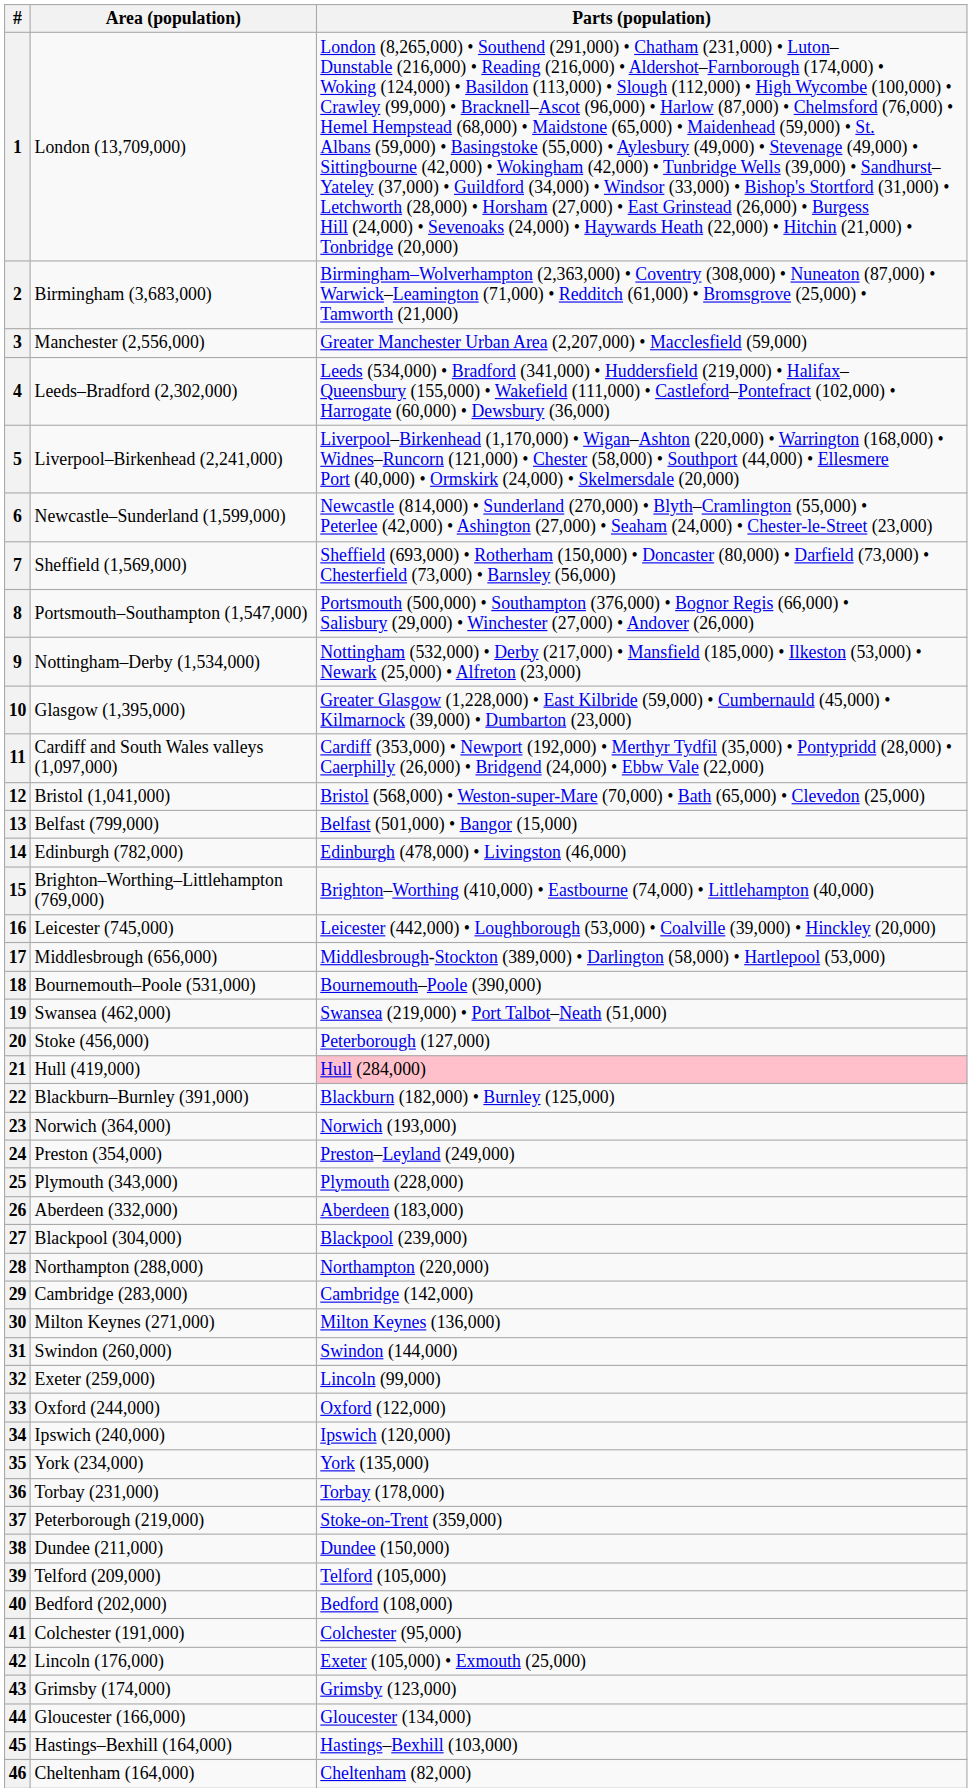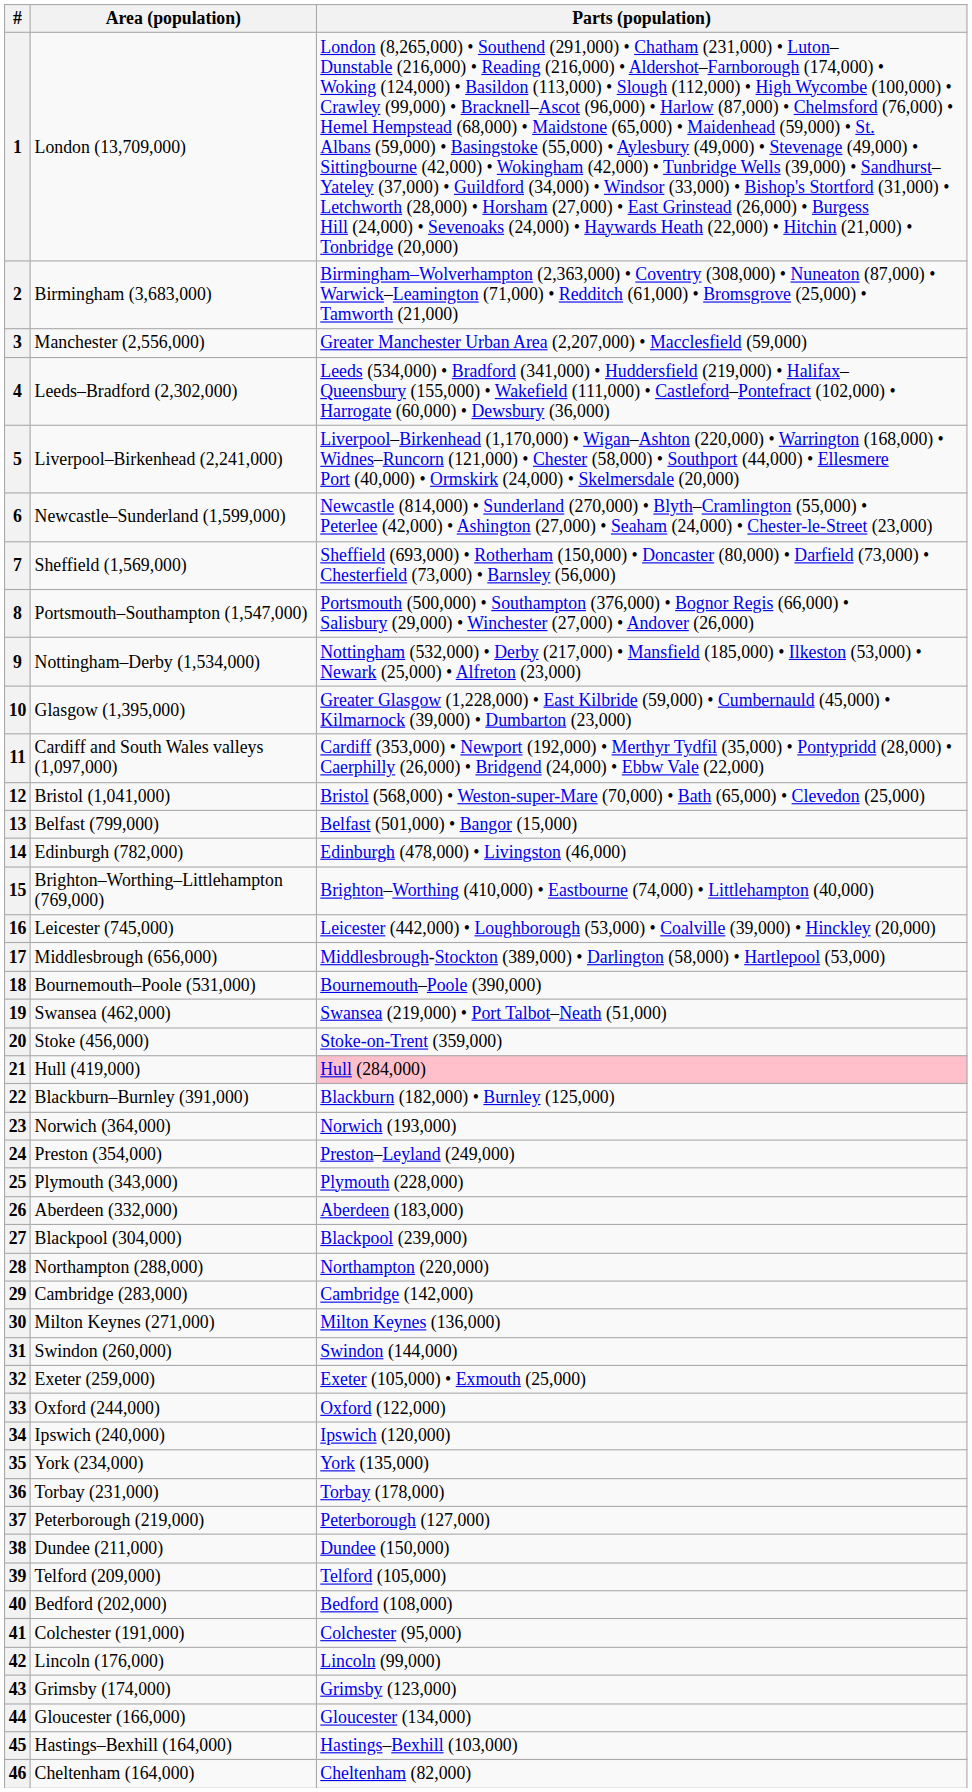(405, 1041) Peterborough (127,000) -> (411, 1041) Stoke-on-Trent (359,000)
(380, 1379) Lincoln (99,000) -> (453, 1379) Exeter (105,000) • Exmouth (25,000)
(411, 1520) Stoke-on-Trent (359,000) -> (405, 1520) Peterborough (127,000)
(453, 1661) Exeter (105,000) • Exmouth (25,000) -> (380, 1661) Lincoln (99,000)
